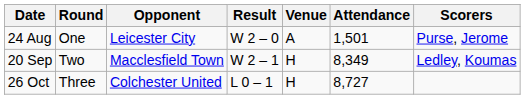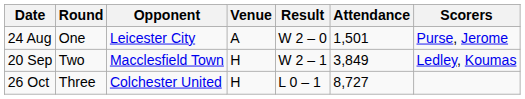columns swapped: (306, 15) <-> (255, 15)
(351, 60) 8,349 -> (351, 60) 3,849
